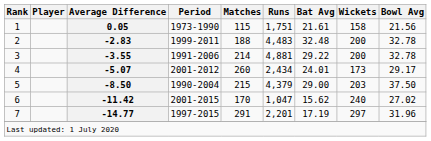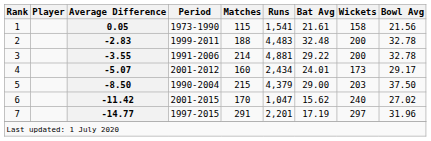(279, 26) 1,751 -> (279, 26) 1,541
(242, 70) 260 -> (242, 70) 160
